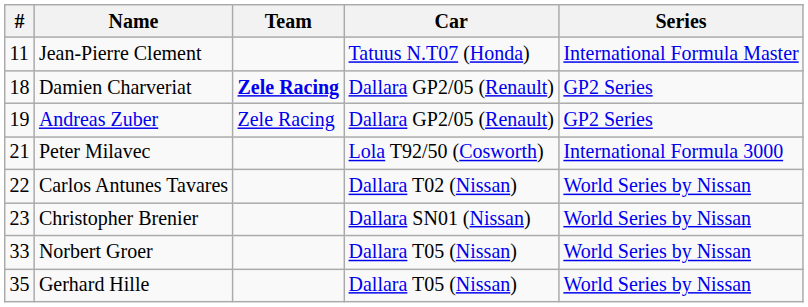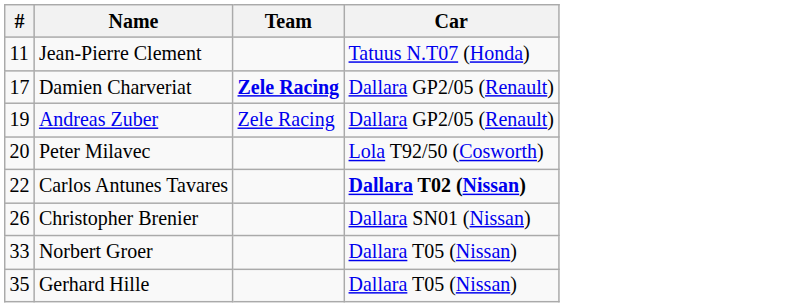- column: (681, 20)
(19, 86) 18 -> (19, 86) 17
(19, 152) 21 -> (19, 152) 20
(433, 185) normal -> (437, 185) bold
(19, 218) 23 -> (19, 218) 26
